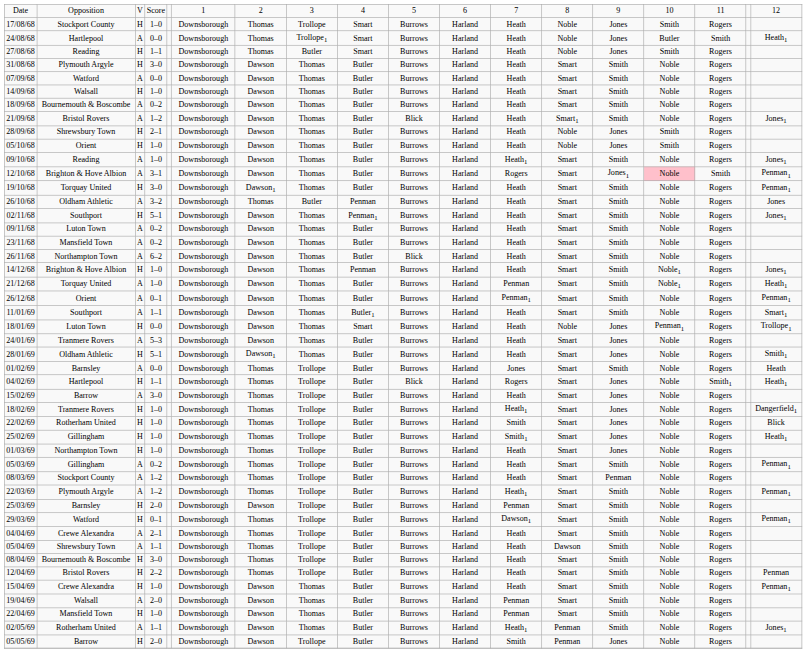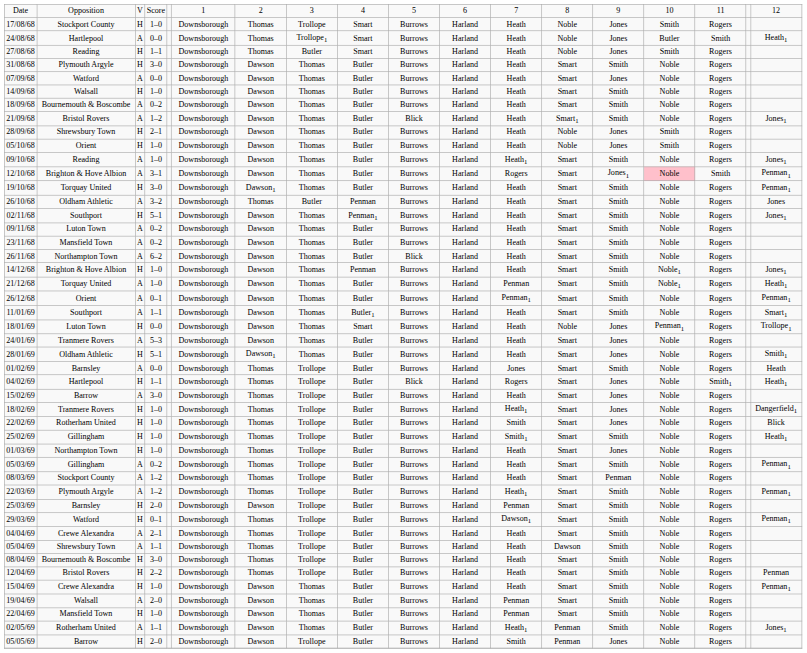(618, 78) Smith -> (618, 78) Jones
(618, 437) Jones -> (618, 437) Smith
